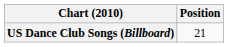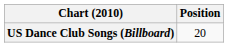(200, 32) 21 -> (200, 32) 20
